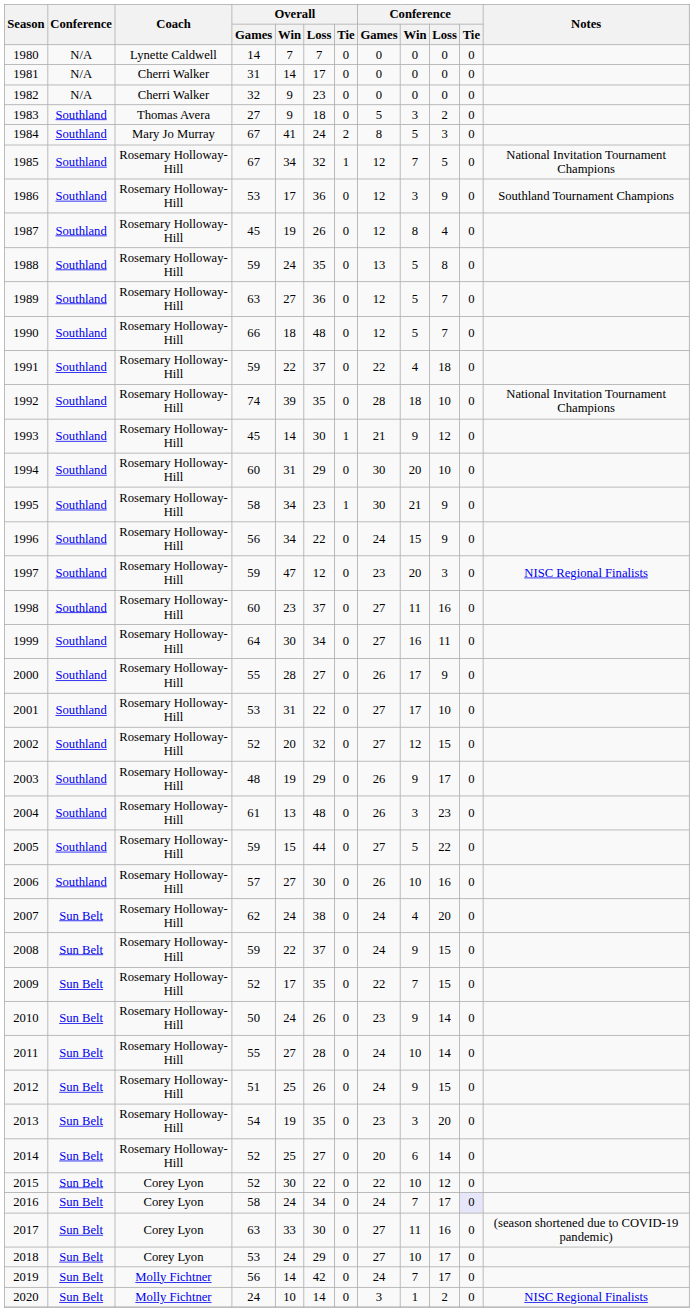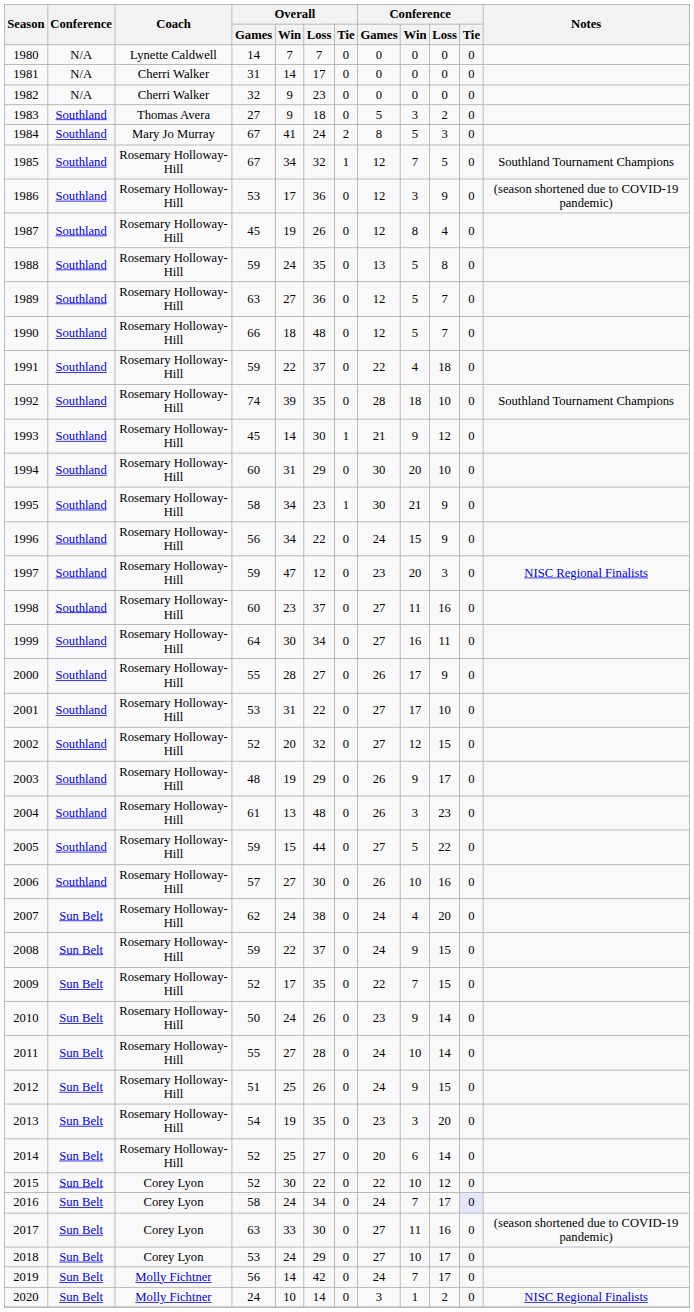(586, 161) National Invitation Tournament Champions -> (586, 161) Southland Tournament Champions
(586, 196) Southland Tournament Champions -> (586, 196) (season shortened due to COVID-19 pandemic)
(586, 401) National Invitation Tournament Champions -> (586, 401) Southland Tournament Champions
